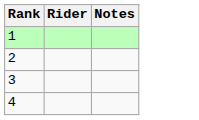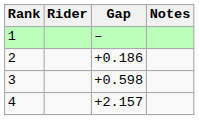+ column: (119, 16)
